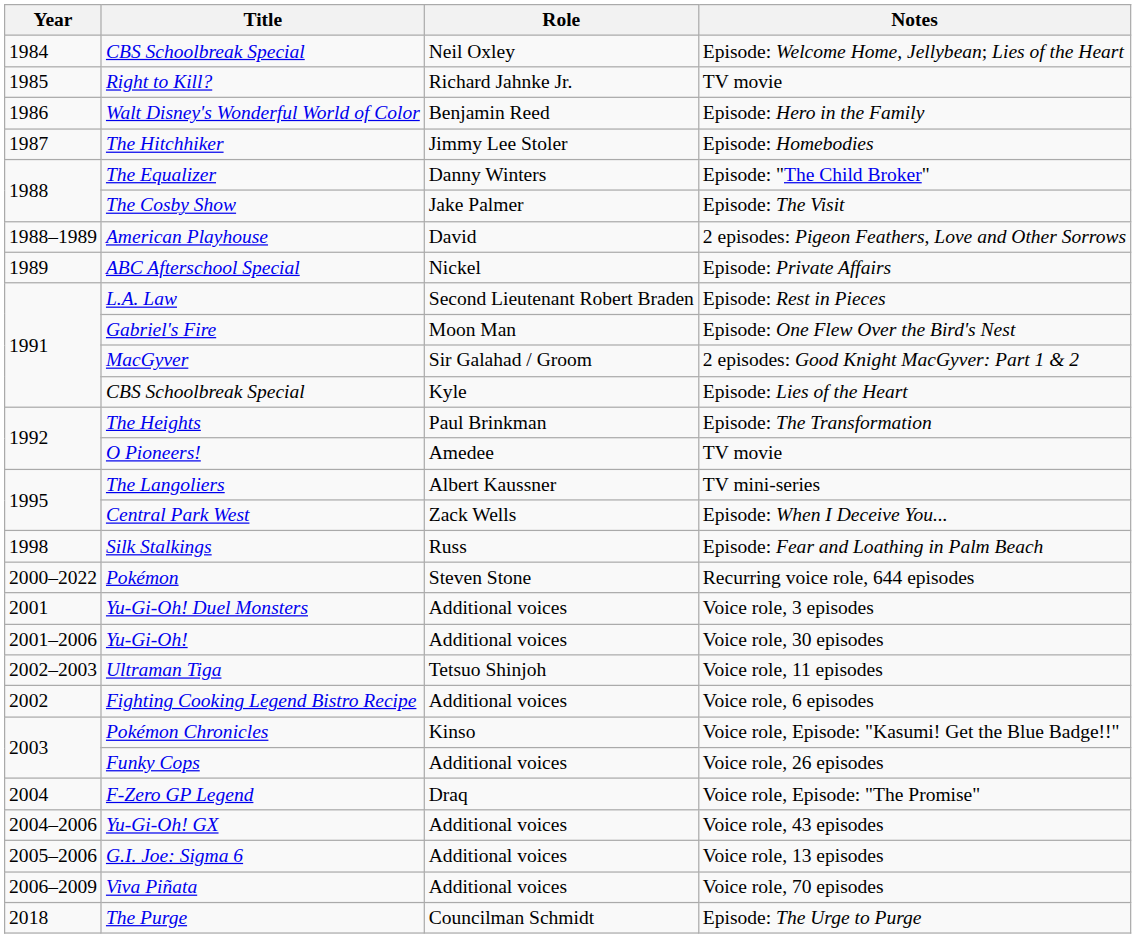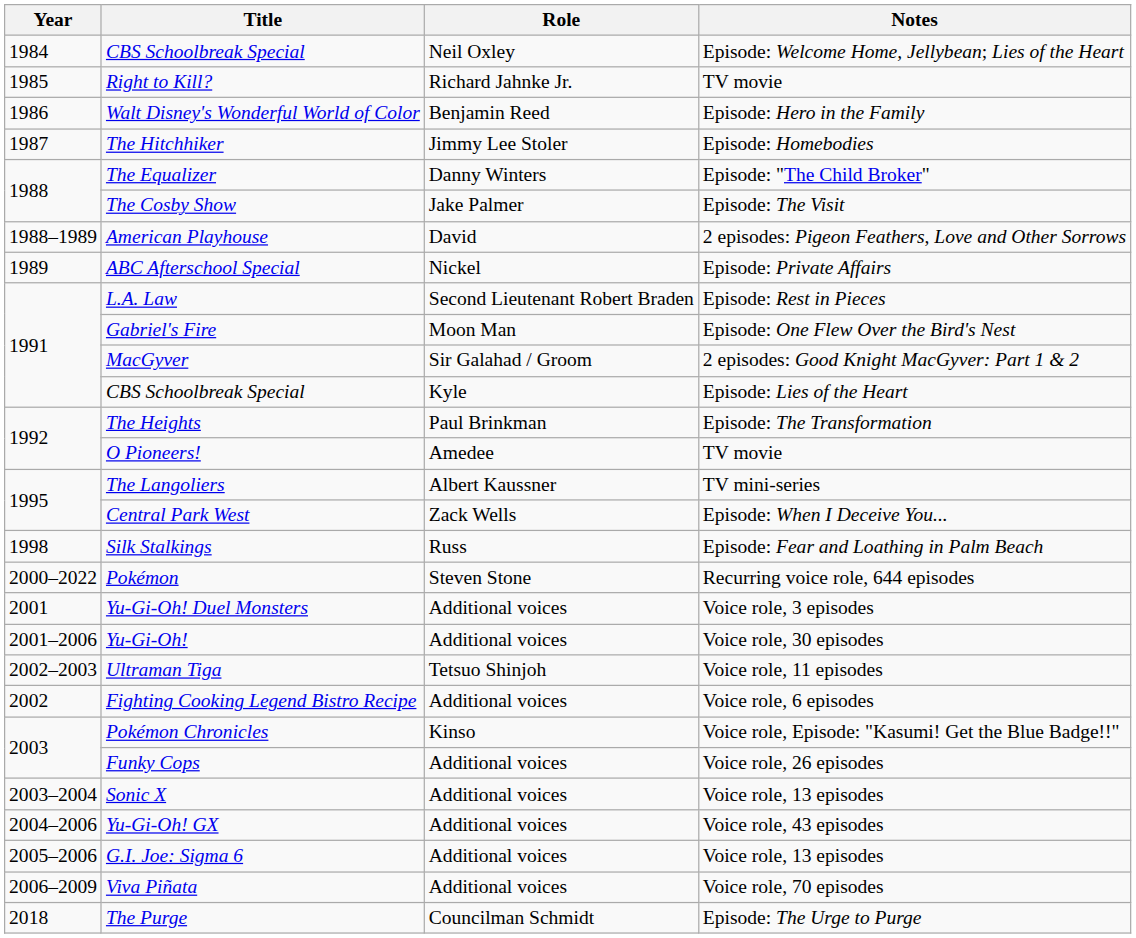+ row: (136, 793)
- row: (180, 793)
